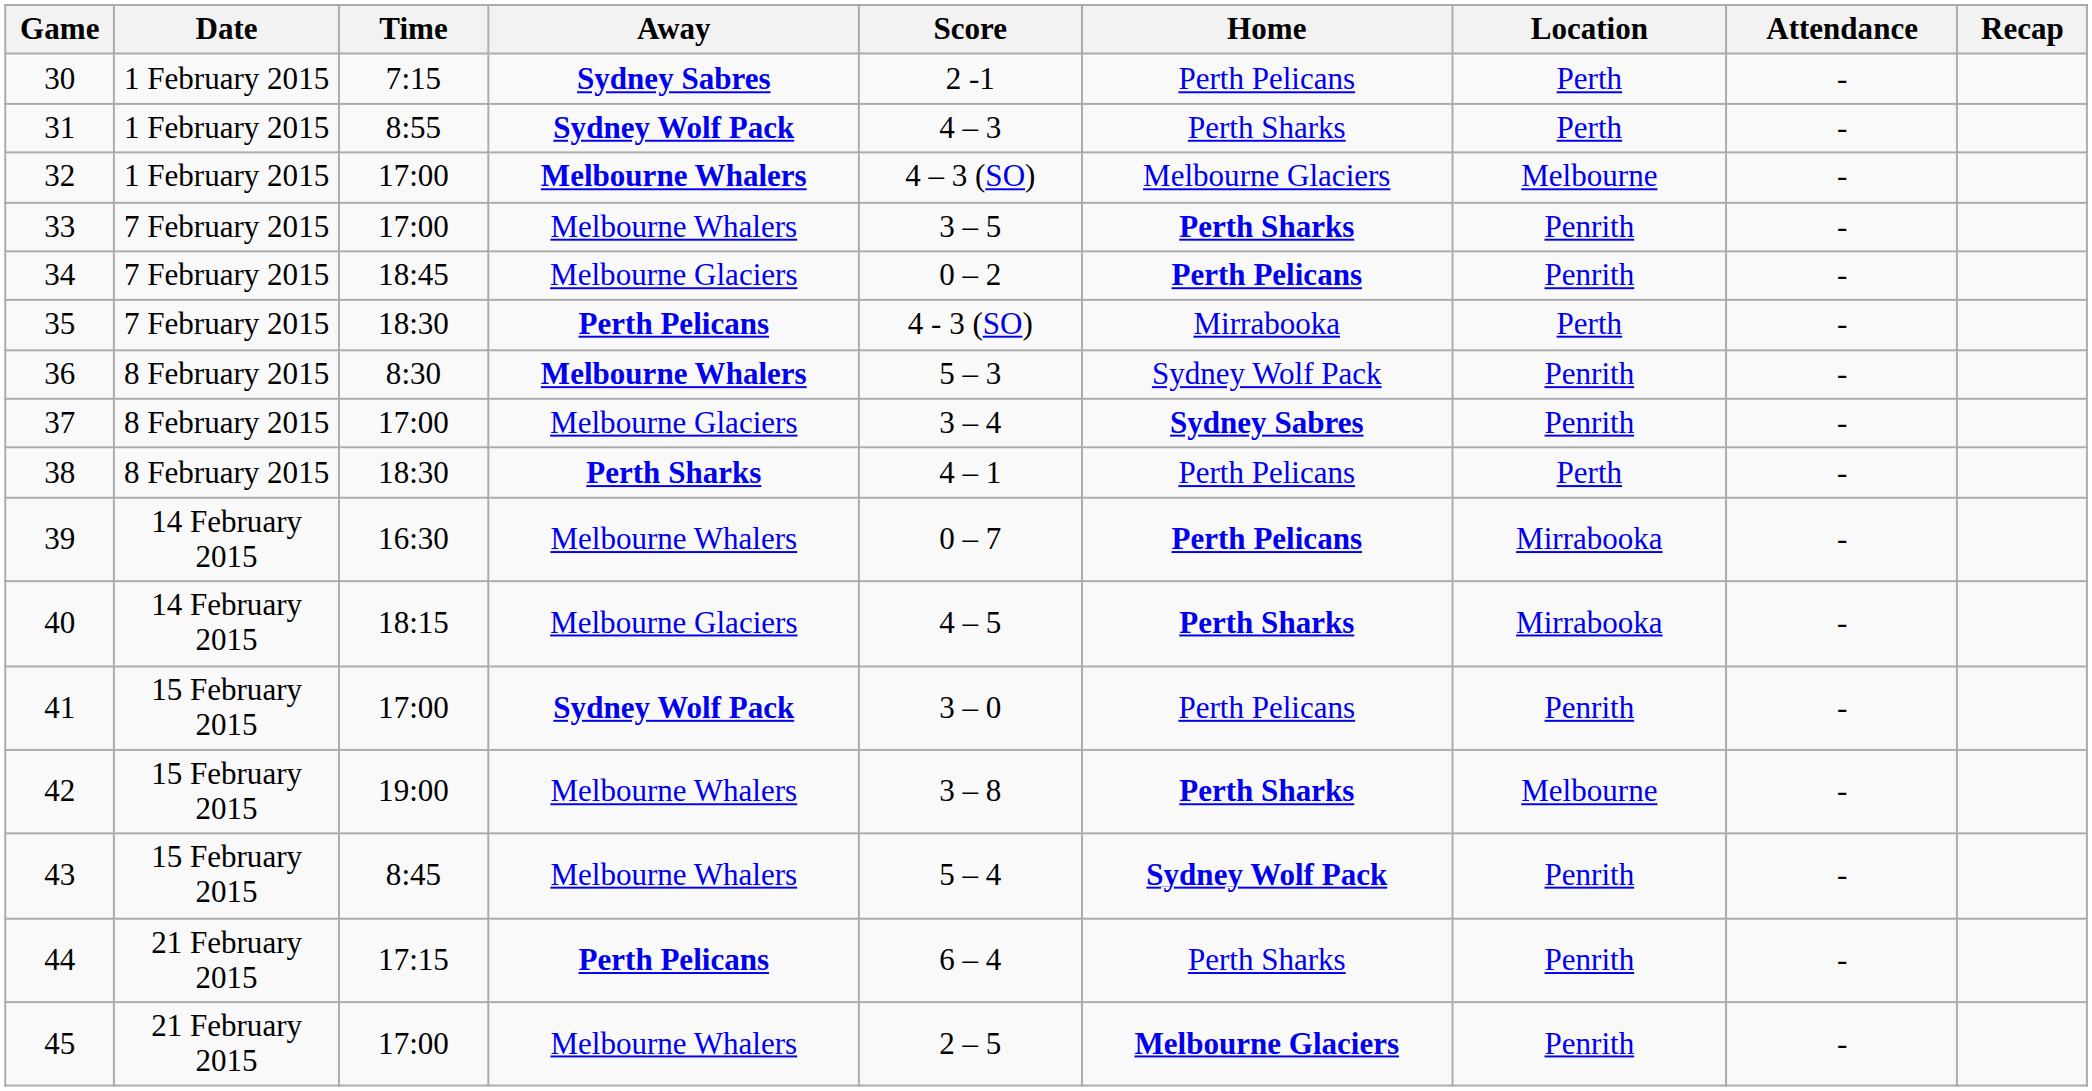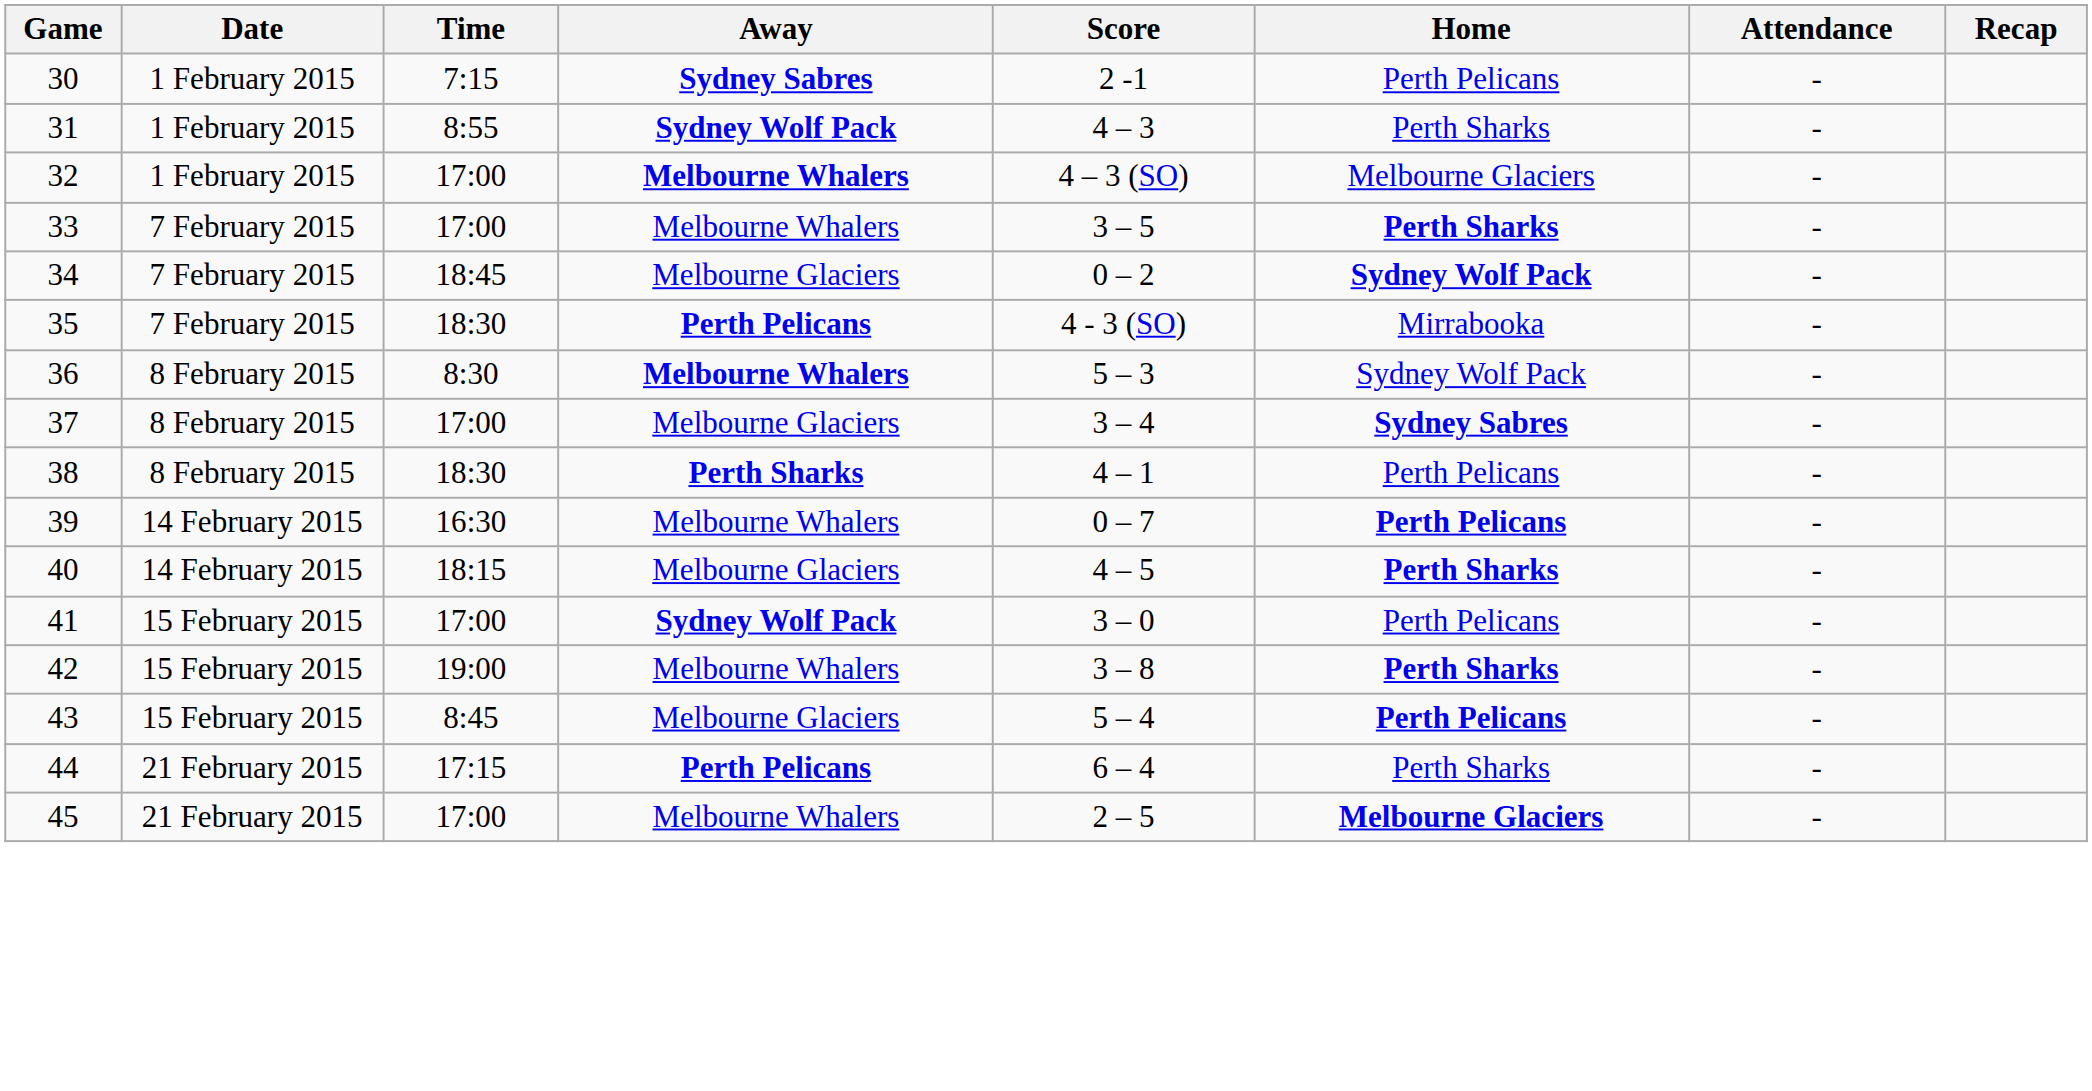- column: (1589, 29)
(1267, 275) Perth Pelicans -> (1471, 275) Sydney Wolf Pack
(674, 875) Melbourne Whalers -> (776, 718) Melbourne Glaciers
(1267, 875) Sydney Wolf Pack -> (1471, 718) Perth Pelicans
